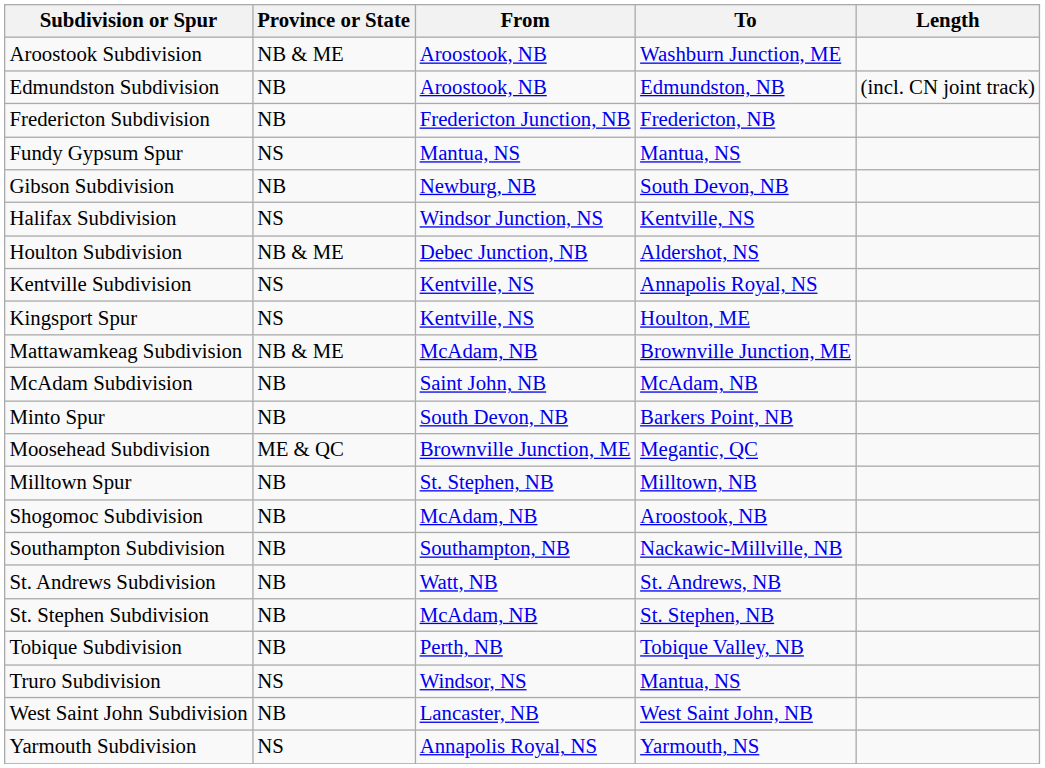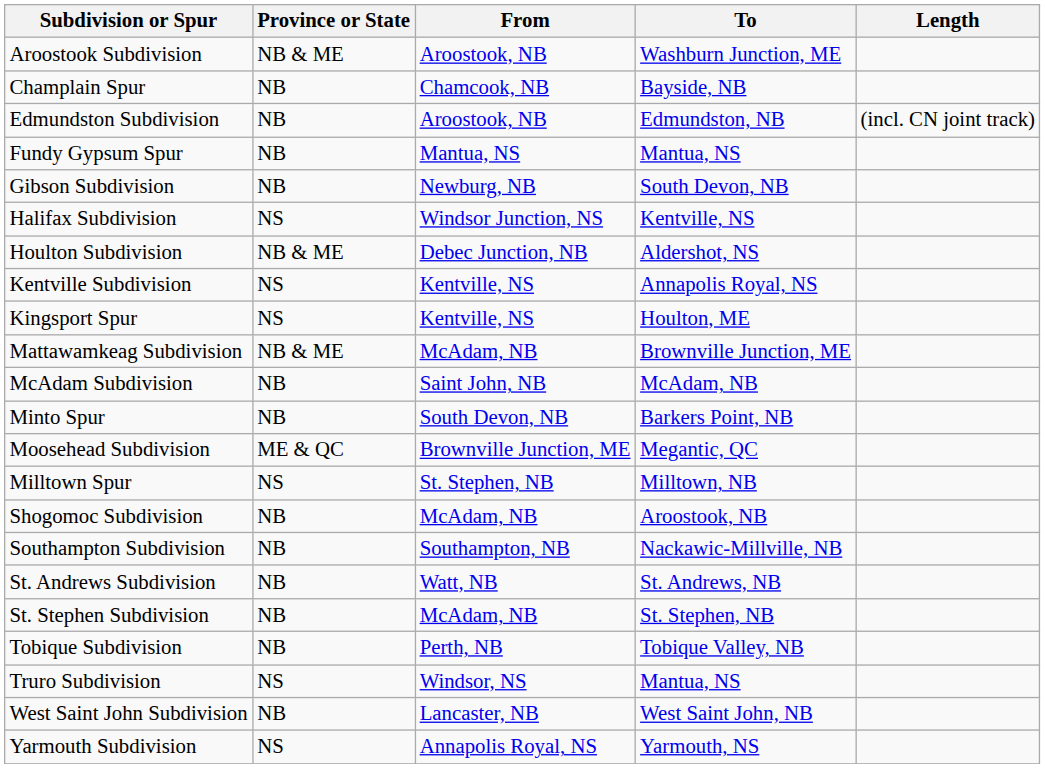+ row: (77, 86)
- row: (110, 119)
(270, 152) NS -> (272, 152) NB
(272, 482) NB -> (270, 482) NS
